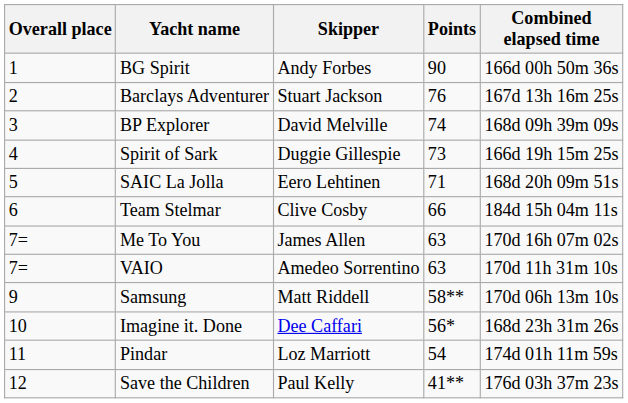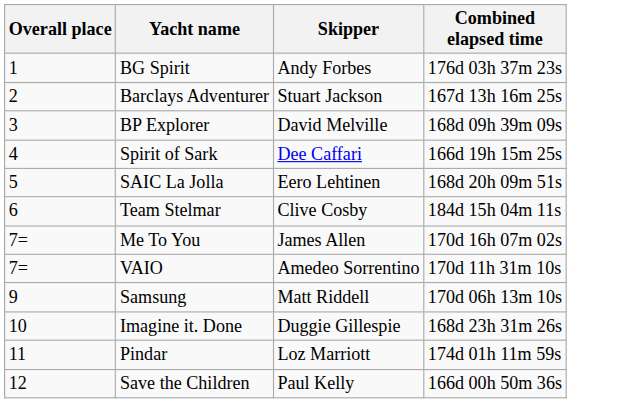- column: (452, 29)
(551, 67) 166d 00h 50m 36s -> (495, 67) 176d 03h 37m 23s
(339, 153) Duggie Gillespie -> (320, 153) Dee Caffari
(320, 325) Dee Caffari -> (339, 325) Duggie Gillespie
(551, 383) 176d 03h 37m 23s -> (495, 383) 166d 00h 50m 36s
